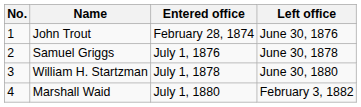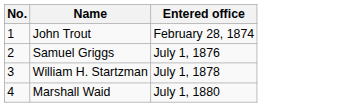- column: (307, 14)
